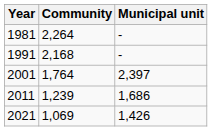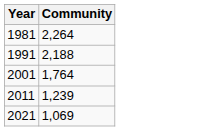- column: (161, 14)
(58, 55) 2,168 -> (58, 55) 2,188
